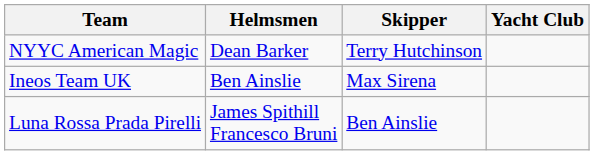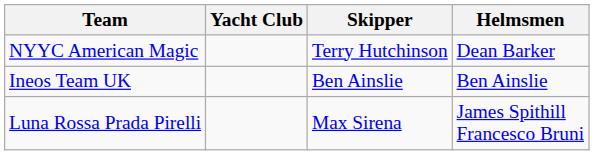columns swapped: (537, 19) <-> (274, 19)
(391, 81) Max Sirena -> (357, 81) Ben Ainslie
(392, 122) Ben Ainslie -> (357, 122) Max Sirena
